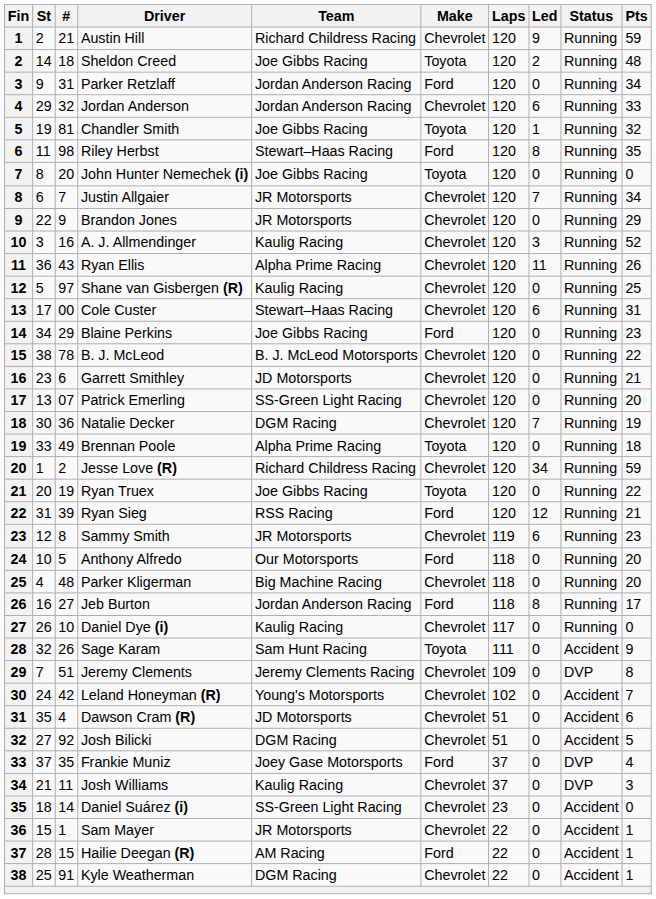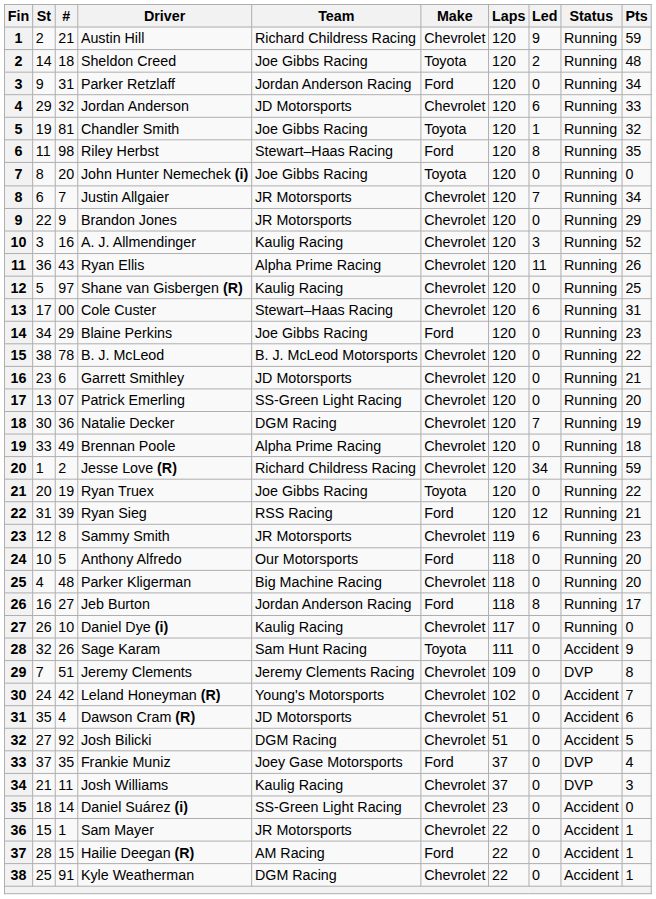(333, 106) Jordan Anderson Racing -> (303, 106) JD Motorsports
(445, 446) Toyota -> (455, 446) Chevrolet
